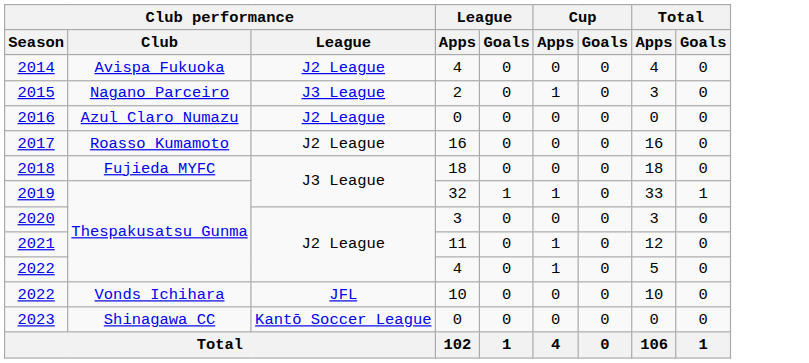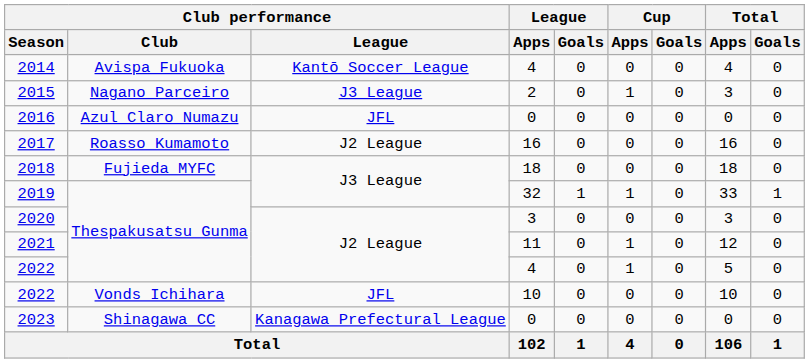(343, 68) J2 League -> (380, 68) Kantō Soccer League
(343, 118) J2 League -> (380, 118) JFL
(343, 320) Kantō Soccer League -> (380, 320) Kanagawa Prefectural League
